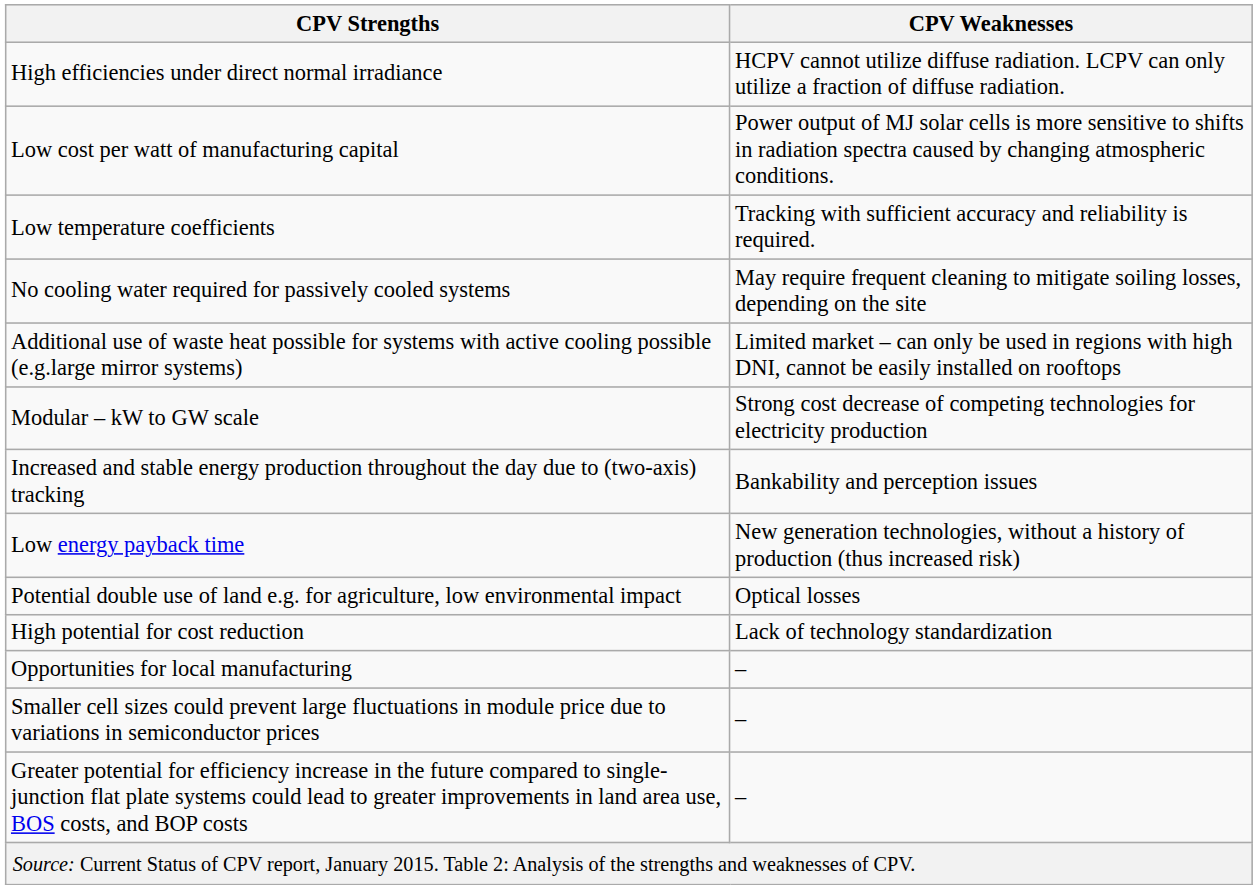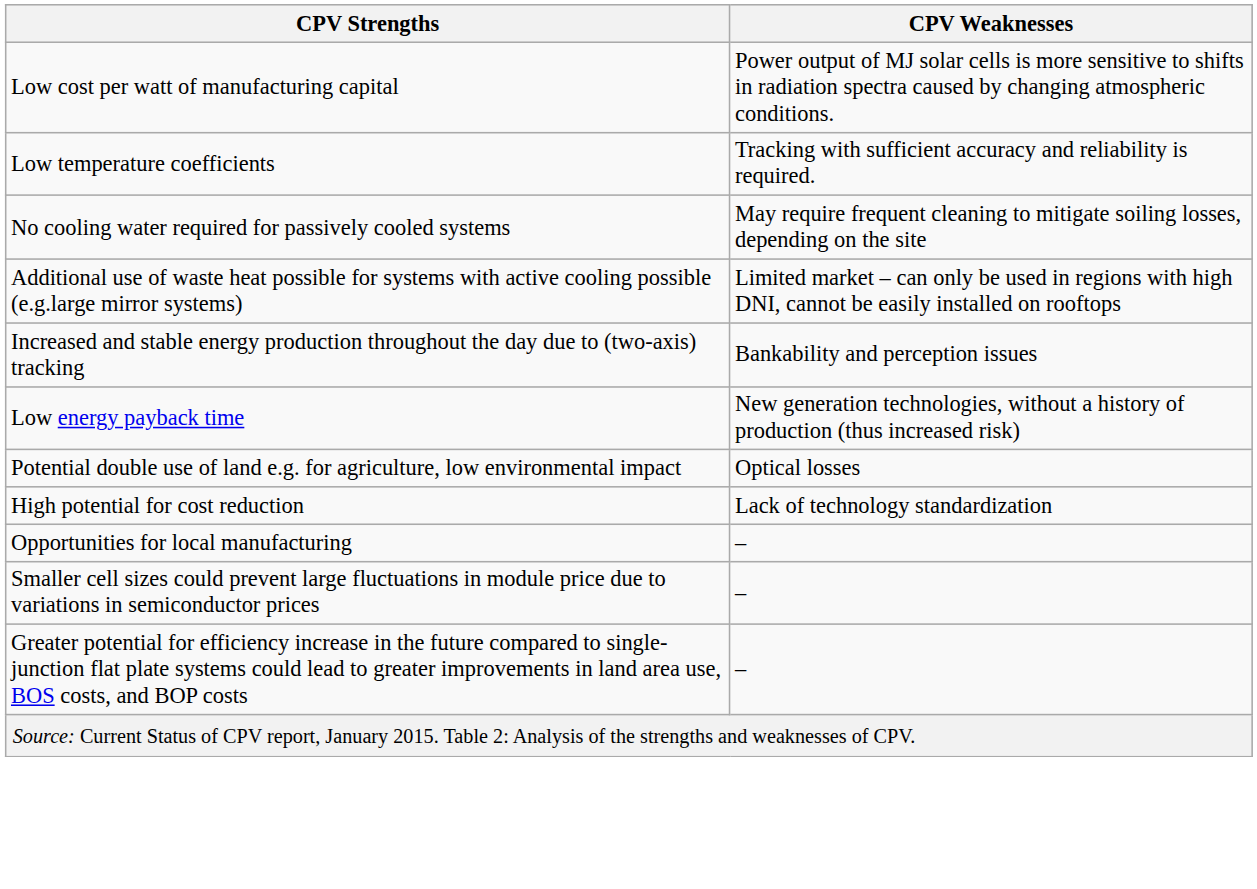- row: (227, 73)
- row: (135, 417)
